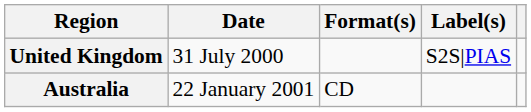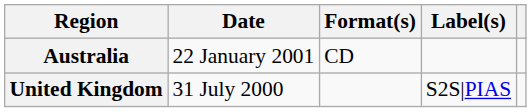rows swapped: (86, 55) <-> (86, 89)
